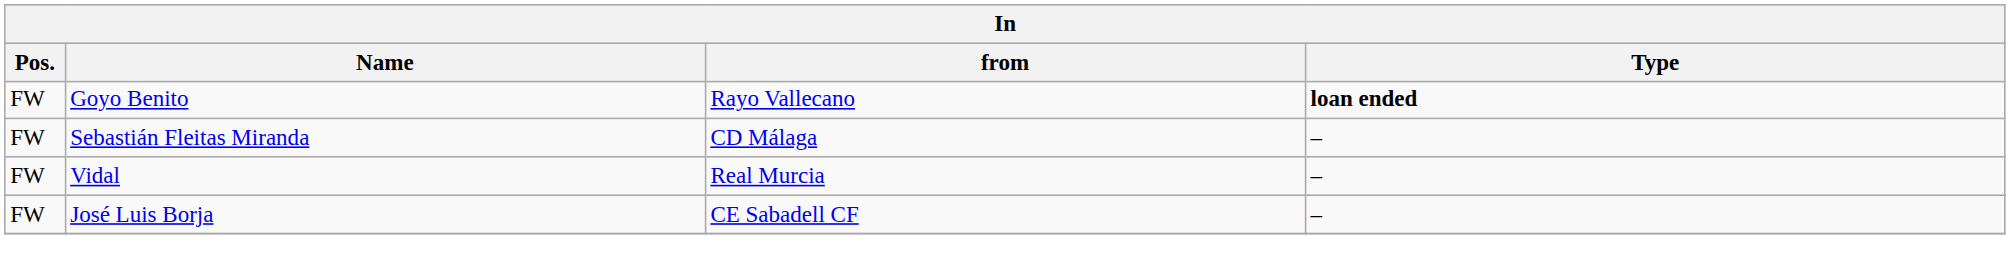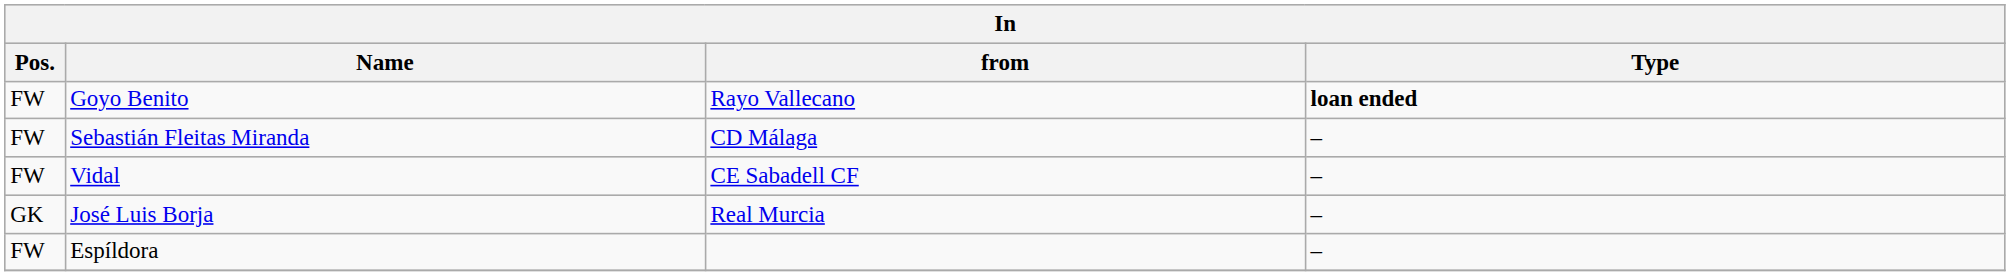(768, 175) Real Murcia -> (785, 175) CE Sabadell CF
(27, 213) FW -> (27, 213) GK
(785, 213) CE Sabadell CF -> (768, 213) Real Murcia
+ row: (114, 251)
